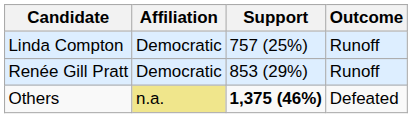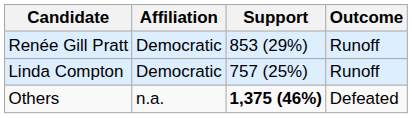rows swapped: (68, 71) <-> (66, 44)
(150, 98) khaki background -> (150, 98) no background
